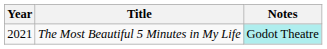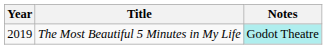(20, 34) 2021 -> (20, 34) 2019
